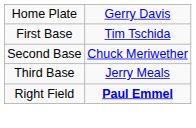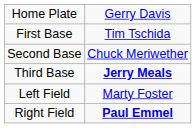(138, 73) normal -> (138, 73) bold
+ row: (44, 93)
